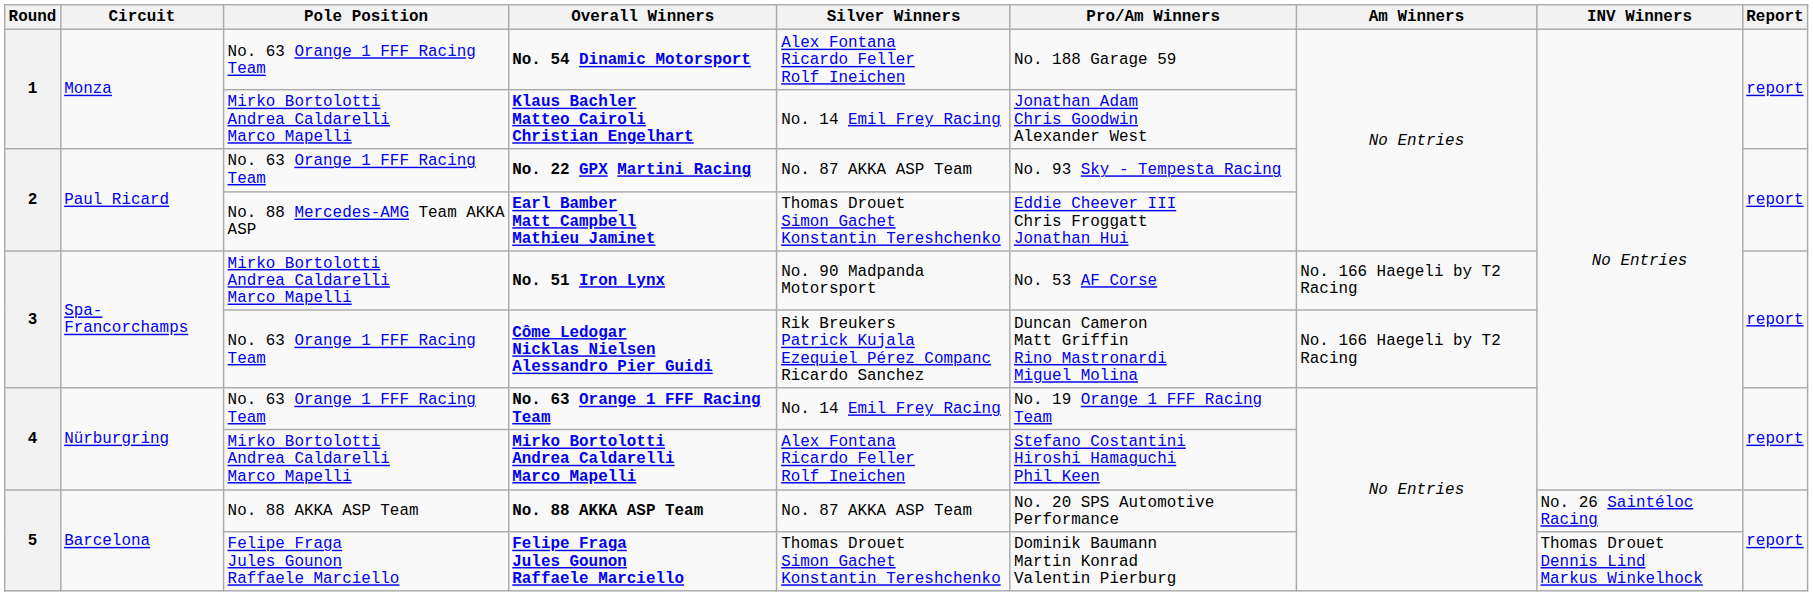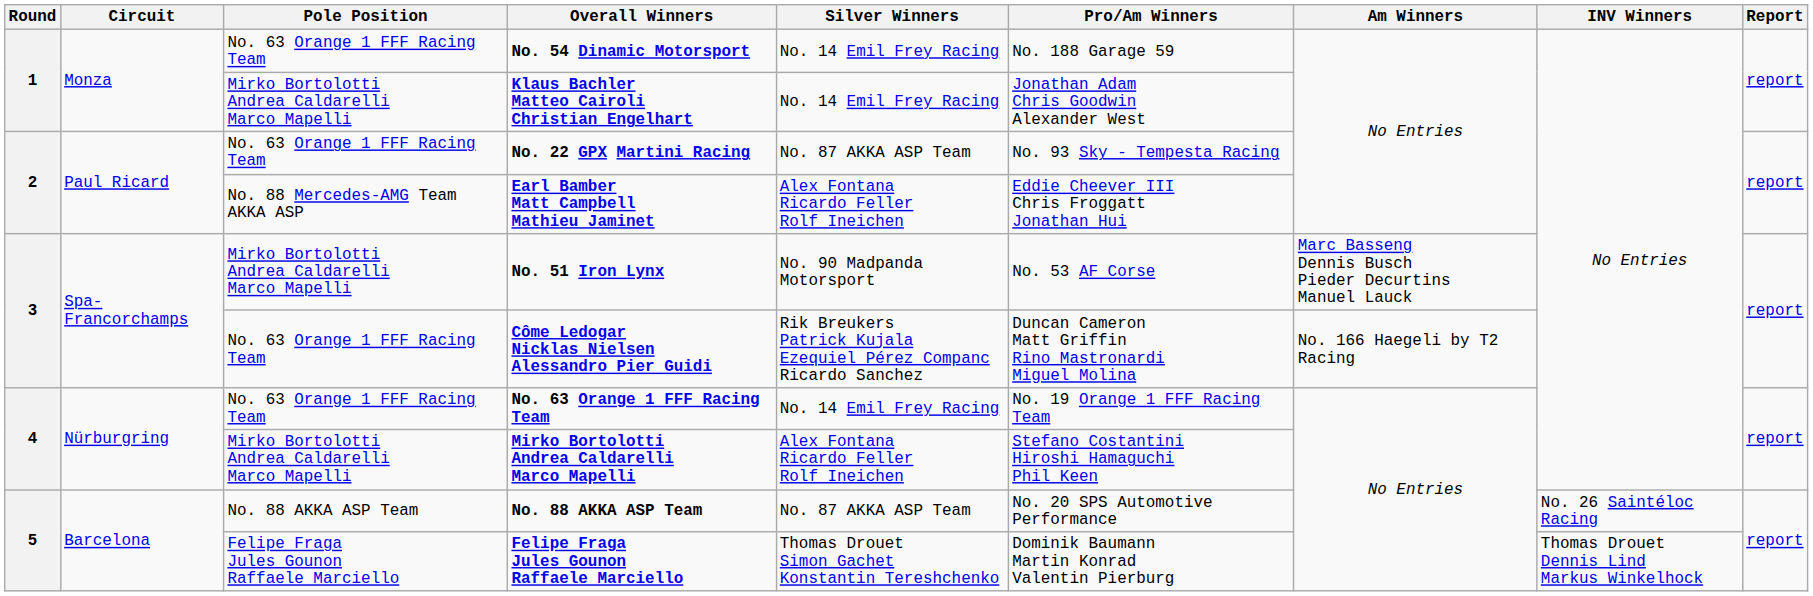(848, 60) Alex Fontana Ricardo Feller Rolf Ineichen -> (890, 51) No. 14 Emil Frey Racing
(891, 221) Thomas Drouet Simon Gachet Konstantin Tereshchenko -> (847, 204) Alex Fontana Ricardo Feller Rolf Ineichen
(1400, 281) No. 166 Haegeli by T2 Racing -> (1374, 272) Marc Basseng Dennis Busch Pieder Decurtins Manuel Lauck
